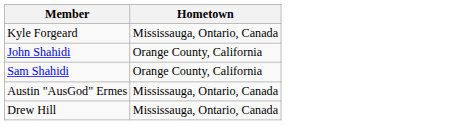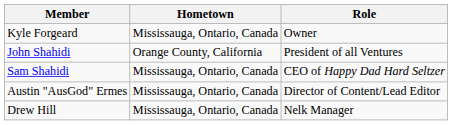+ column: (364, 14)
(197, 71) Orange County, California -> (205, 71) Mississauga, Ontario, Canada
